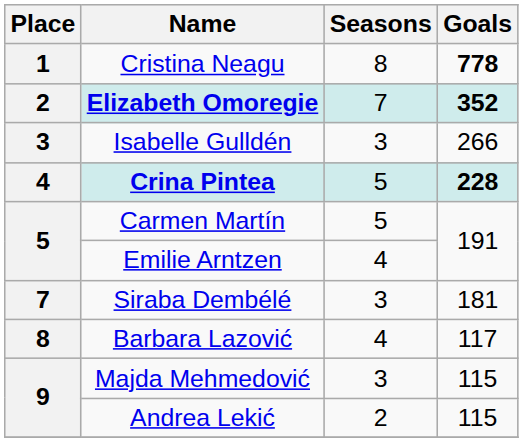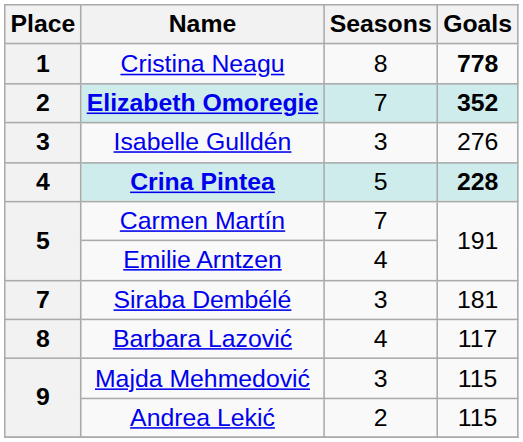(478, 142) 266 -> (478, 142) 276
(381, 220) 5 -> (381, 220) 7
